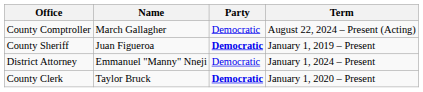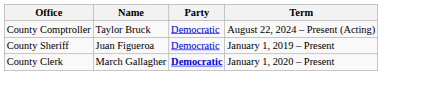(131, 29) March Gallagher -> (123, 29) Taylor Bruck
(237, 45) bold -> (195, 45) normal
- row: (42, 62)
(123, 78) Taylor Bruck -> (131, 62) March Gallagher
